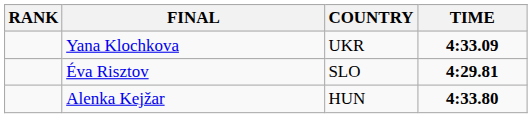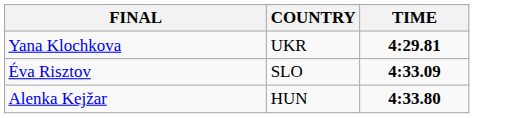- column: (33, 17)
(472, 44) 4:33.09 -> (414, 44) 4:29.81
(472, 71) 4:29.81 -> (414, 71) 4:33.09
